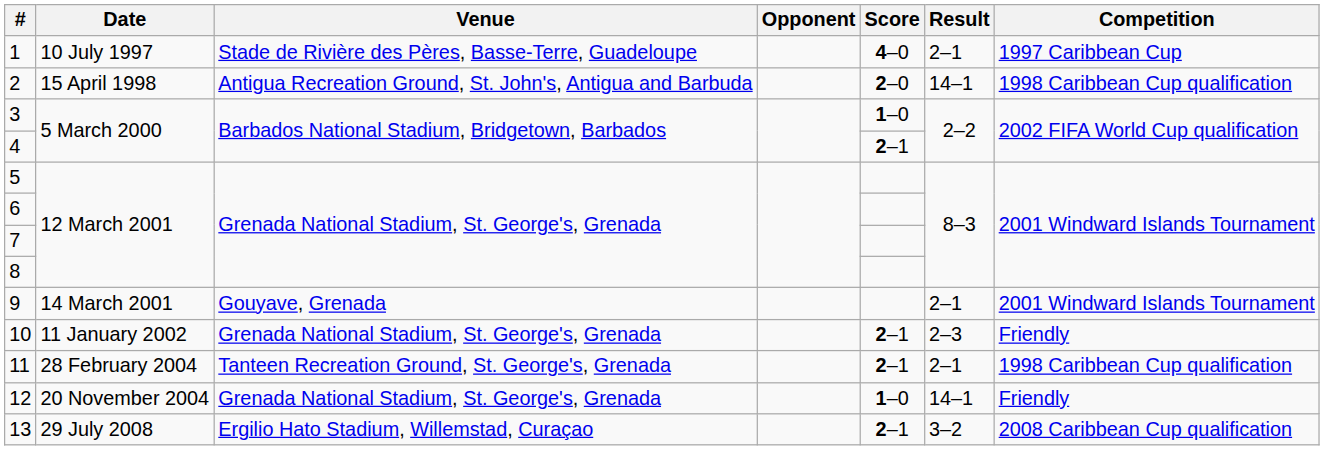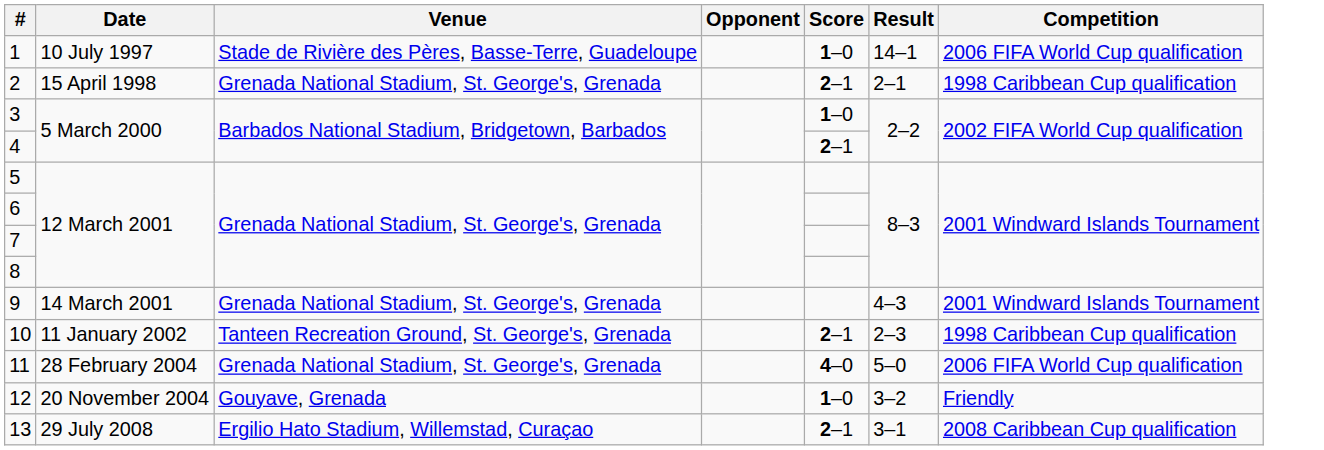(892, 51) 4–0 -> (836, 51) 1–0
(945, 51) 2–1 -> (895, 51) 14–1
(1090, 51) 1997 Caribbean Cup -> (1093, 51) 2006 FIFA World Cup qualification
(485, 83) Antigua Recreation Ground, St. John's, Antigua and Barbuda -> (440, 83) Grenada National Stadium, St. George's, Grenada
(892, 83) 2–0 -> (836, 83) 2–1
(951, 83) 14–1 -> (890, 83) 2–1
(302, 303) Gouyave, Grenada -> (440, 303) Grenada National Stadium, St. George's, Grenada
(945, 303) 2–1 -> (890, 303) 4–3
(440, 334) Grenada National Stadium, St. George's, Grenada -> (445, 334) Tanteen Recreation Ground, St. George's, Grenada
(1034, 334) Friendly -> (1090, 334) 1998 Caribbean Cup qualification
(445, 366) Tanteen Recreation Ground, St. George's, Grenada -> (440, 366) Grenada National Stadium, St. George's, Grenada
(892, 366) 2–1 -> (836, 366) 4–0
(945, 366) 2–1 -> (890, 366) 5–0
(1145, 366) 1998 Caribbean Cup qualification -> (1093, 366) 2006 FIFA World Cup qualification
(440, 397) Grenada National Stadium, St. George's, Grenada -> (302, 397) Gouyave, Grenada
(951, 397) 14–1 -> (890, 397) 3–2
(945, 429) 3–2 -> (890, 429) 3–1
